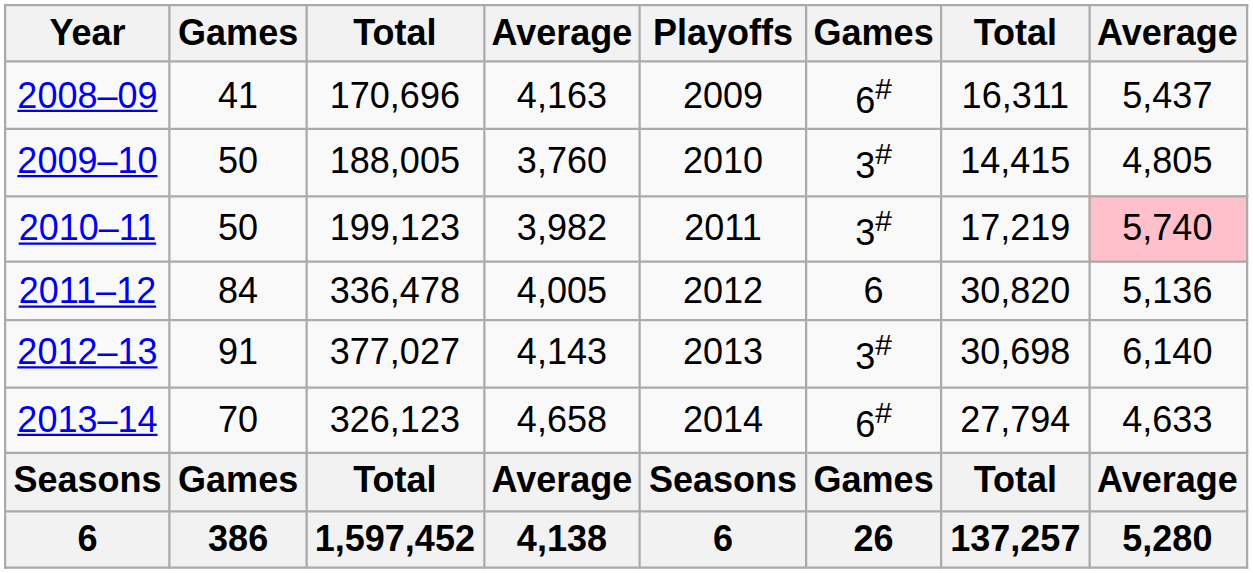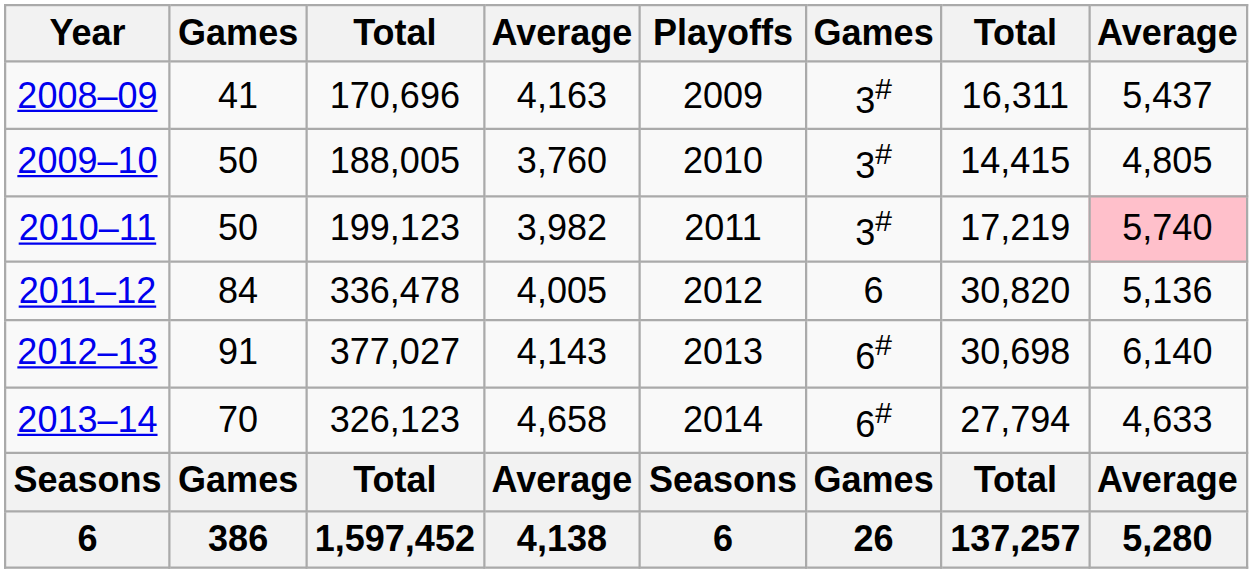(874, 95) 6# -> (874, 95) 3#
(874, 352) 3# -> (874, 352) 6#
